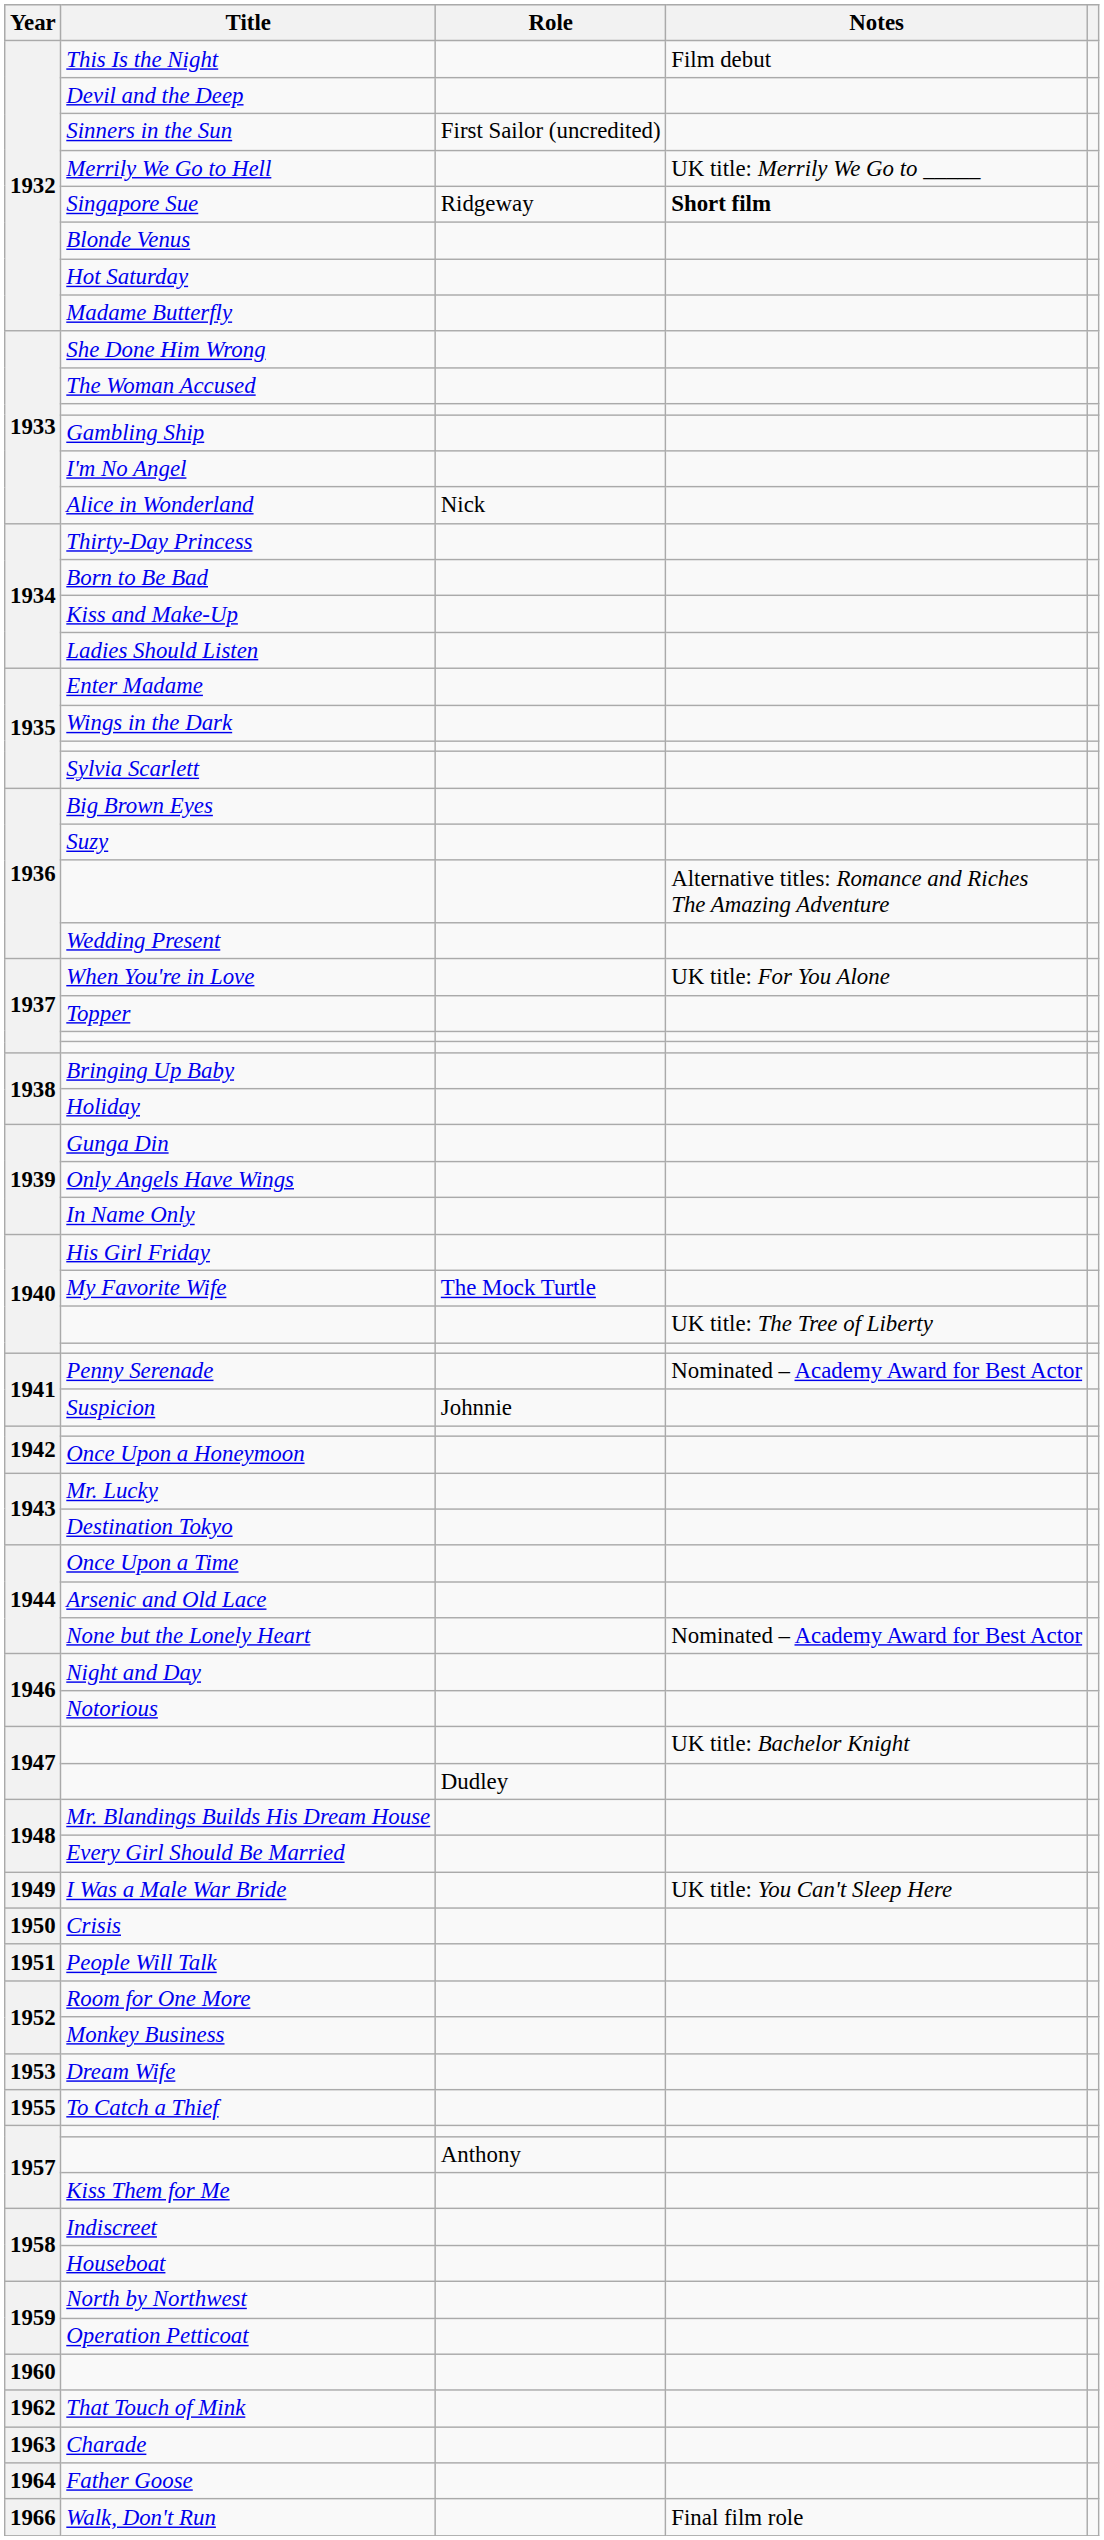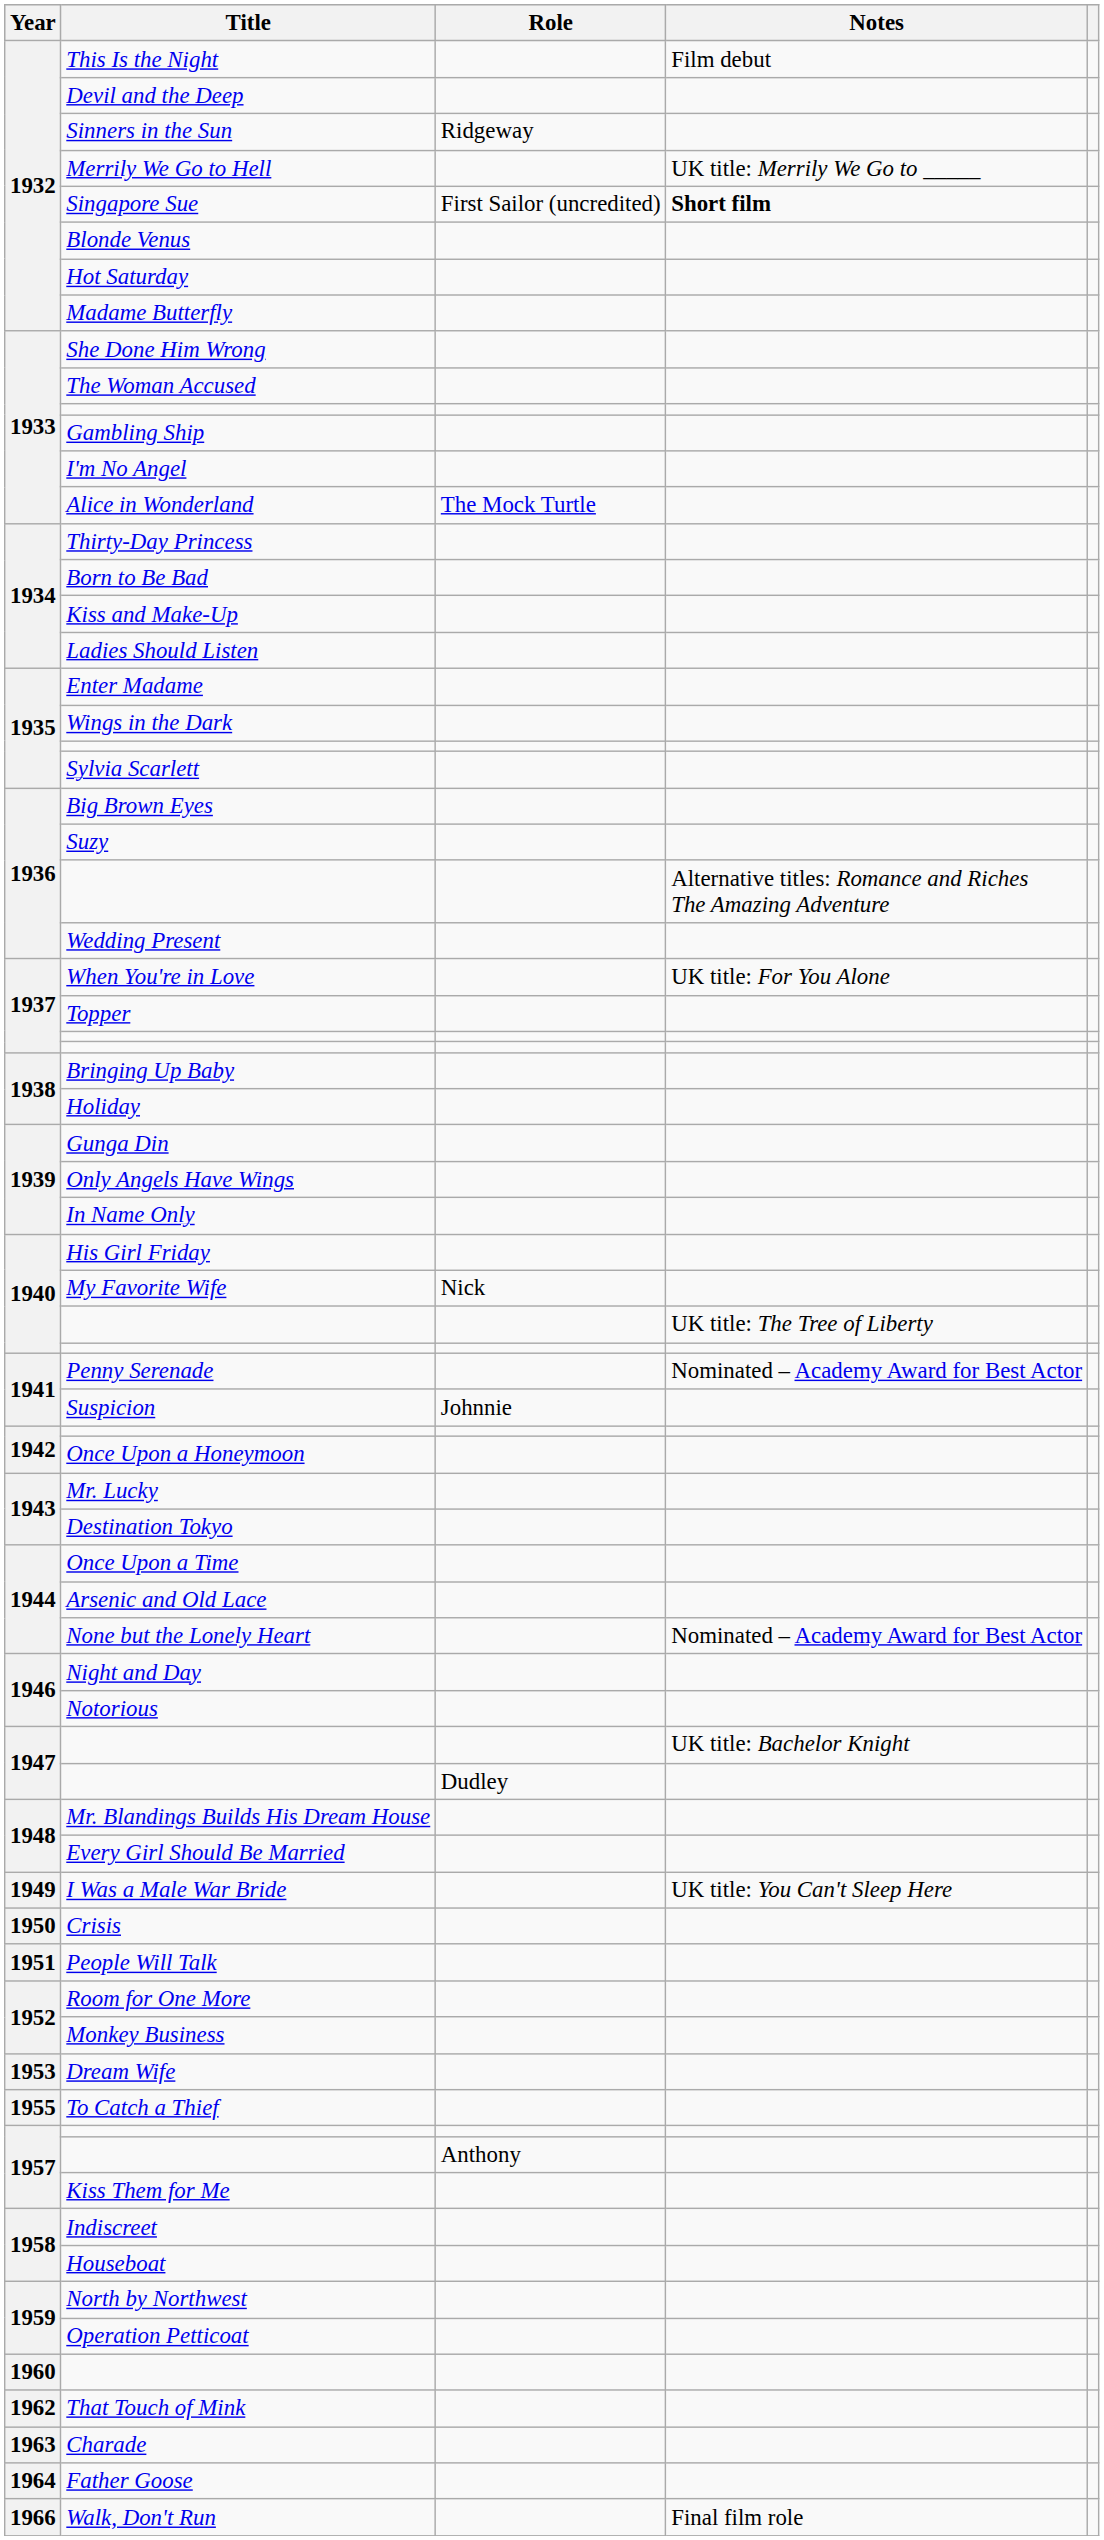(551, 131) First Sailor (uncredited) -> (487, 131) Ridgeway
(487, 204) Ridgeway -> (551, 204) First Sailor (uncredited)
(463, 504) Nick -> (518, 504) The Mock Turtle
(518, 1288) The Mock Turtle -> (463, 1288) Nick
